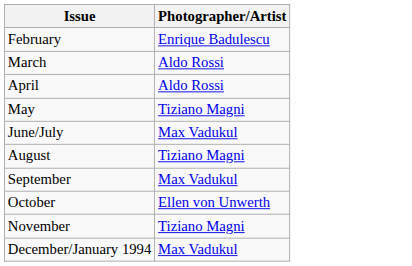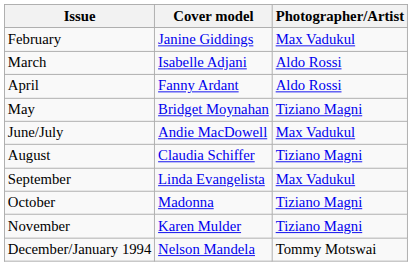+ column: (213, 16)
(214, 39) Enrique Badulescu -> (315, 39) Max Vadukul
(214, 202) Ellen von Unwerth -> (319, 202) Tiziano Magni
(198, 249) Max Vadukul -> (326, 249) Tommy Motswai
